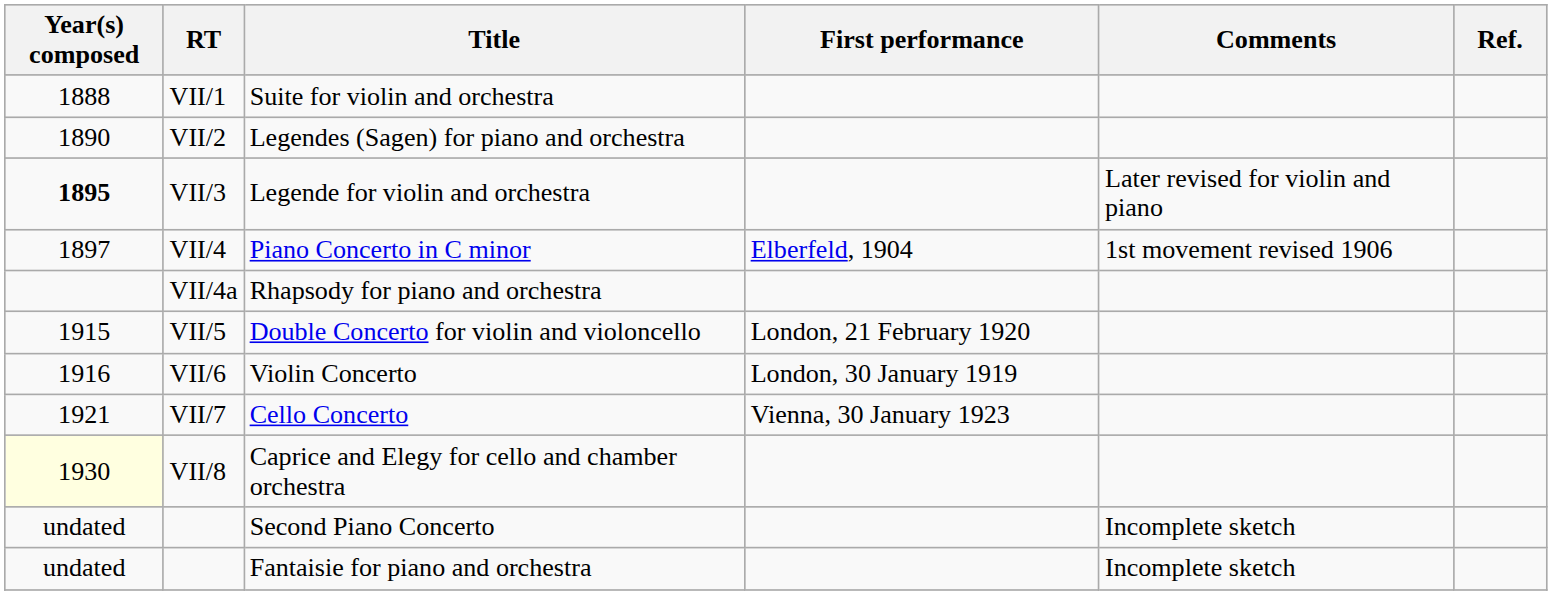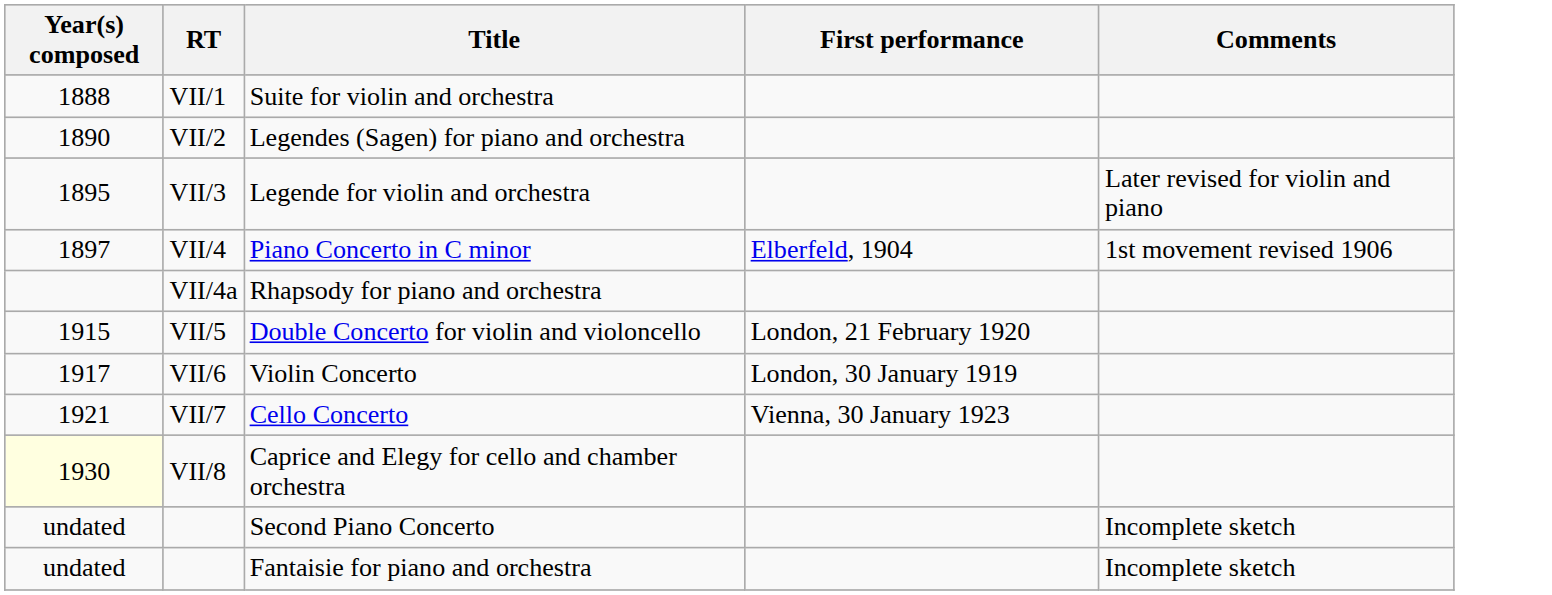- column: (1500, 39)
(84, 193) bold -> (84, 193) normal
(84, 373) 1916 -> (84, 373) 1917
